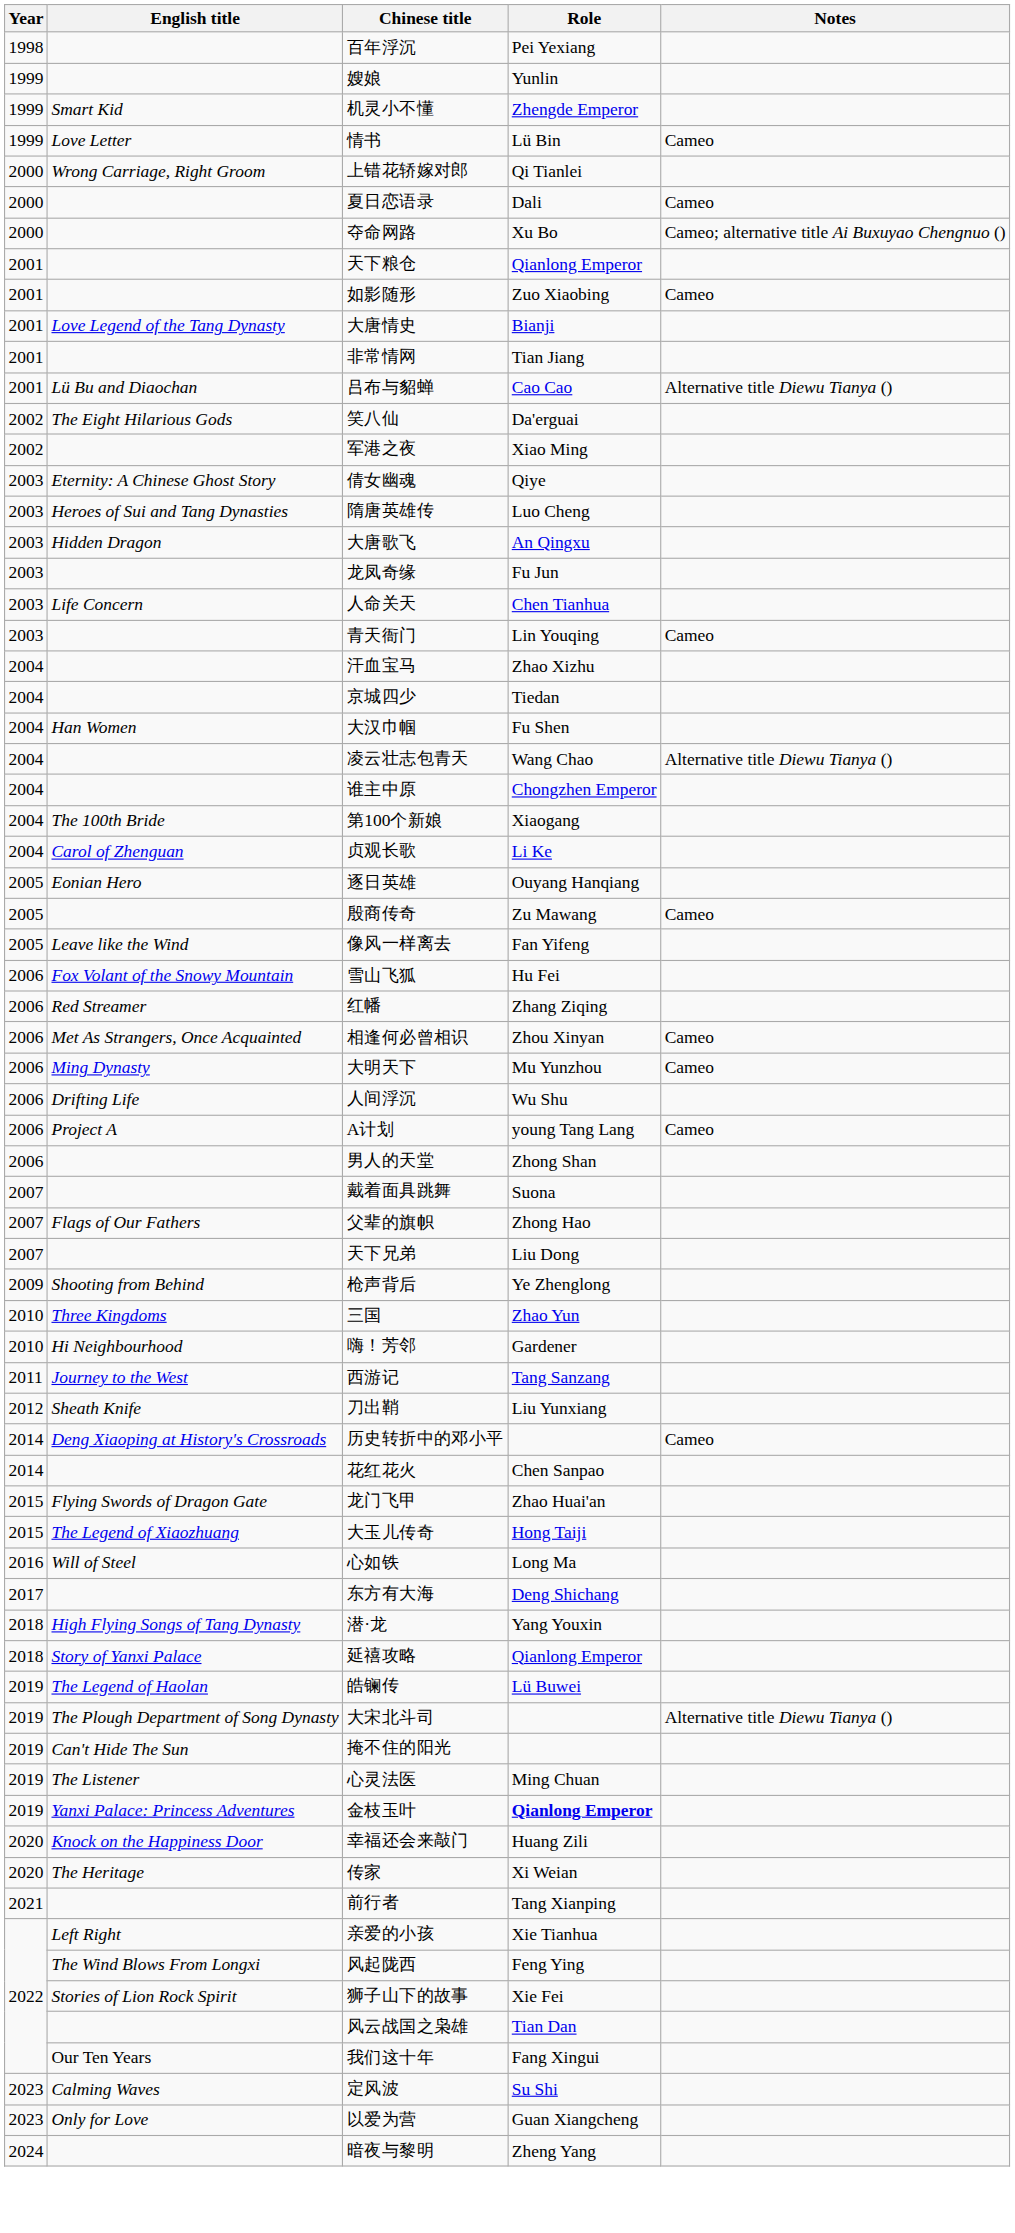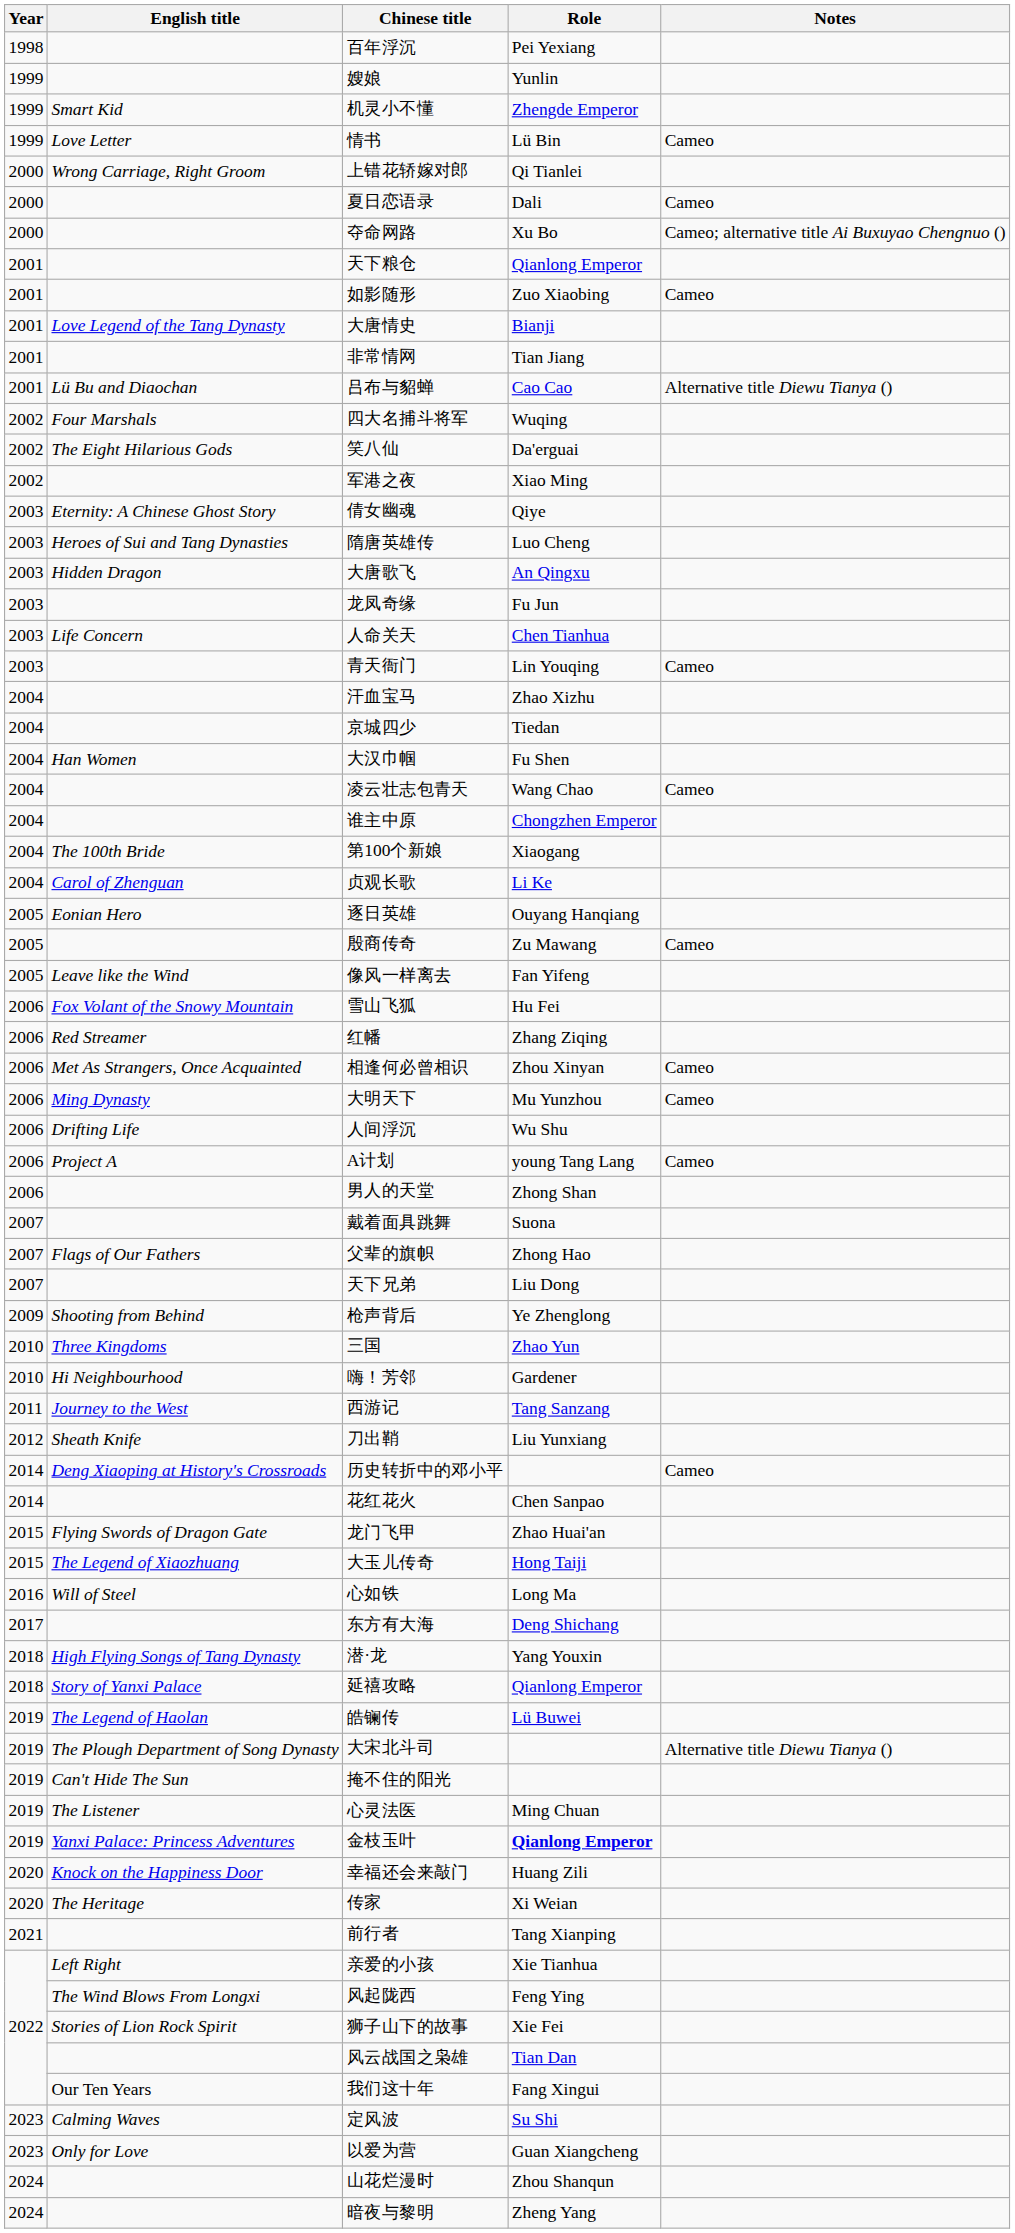+ row: (408, 418)
(778, 758) Alternative title Diewu Tianya () -> (689, 789) Cameo
+ row: (390, 2181)
